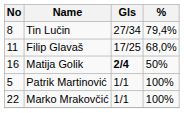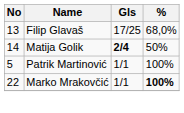- row: (48, 30)
(12, 47) 11 -> (13, 30) 13
(13, 64) 16 -> (13, 47) 14
(160, 99) normal -> (160, 82) bold
